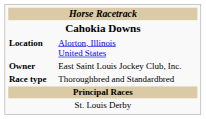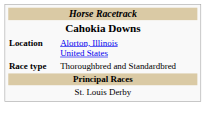- row: (22, 66)
